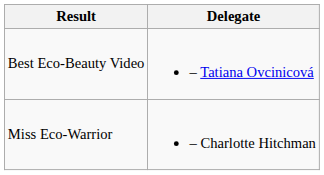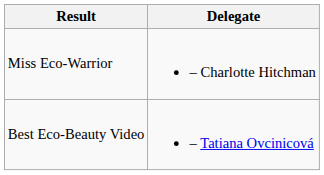rows swapped: (76, 63) <-> (60, 134)
